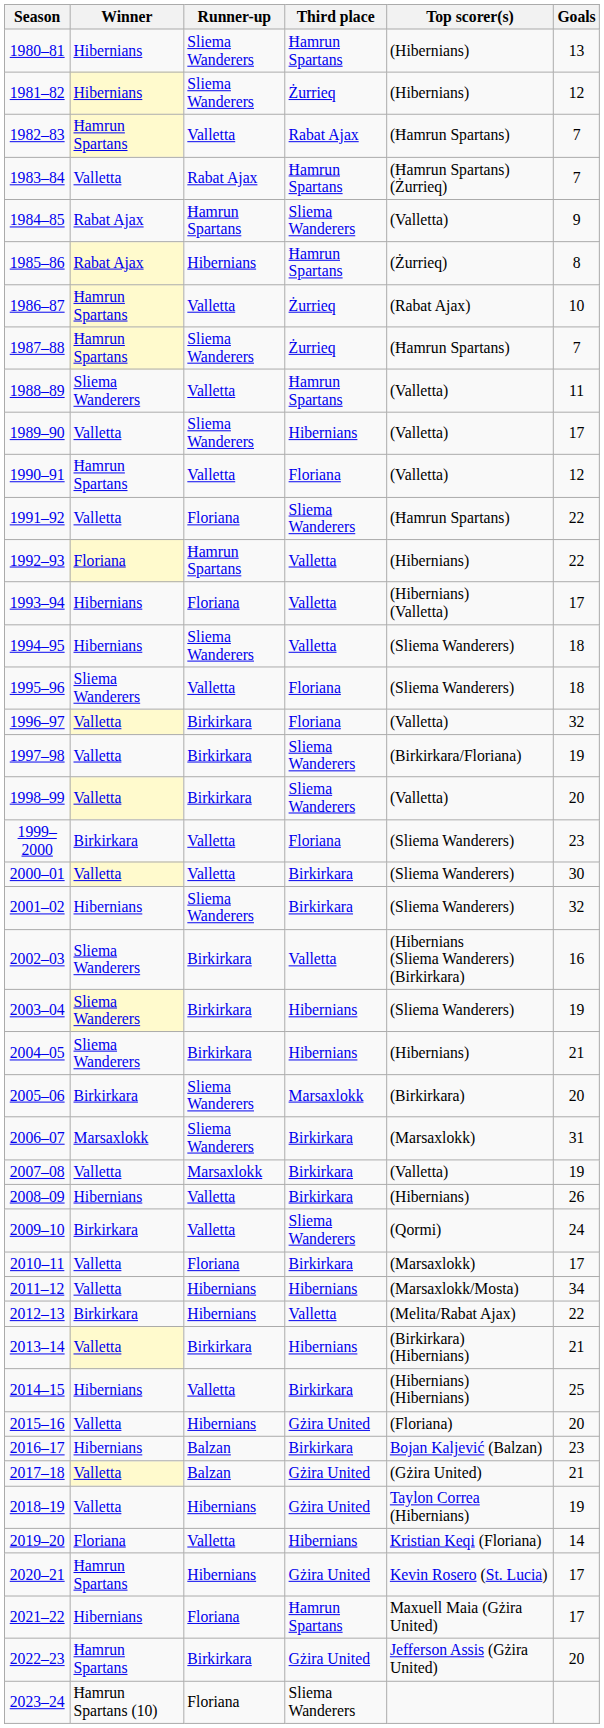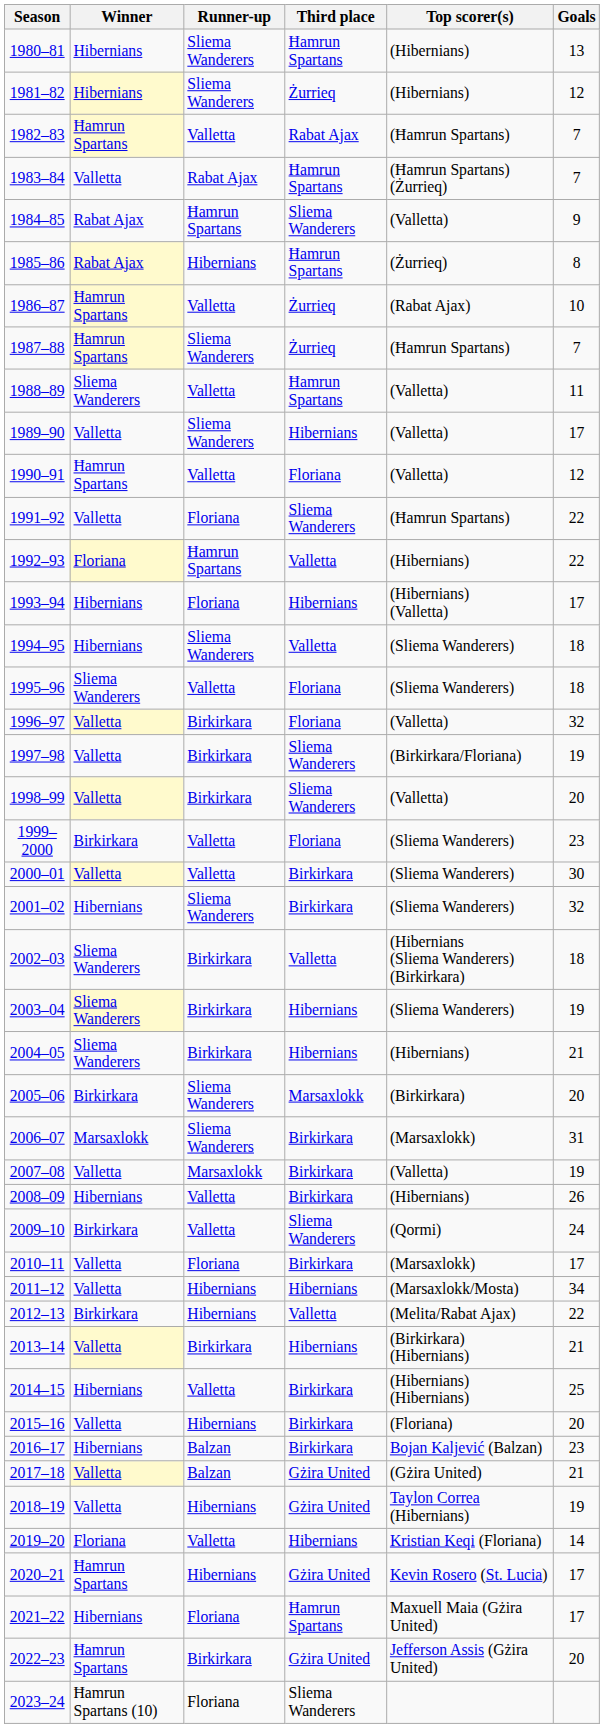(313, 603) Valletta -> (323, 603) Hibernians
(577, 959) 16 -> (577, 959) 18
(329, 1423) Gżira United -> (321, 1423) Birkirkara
